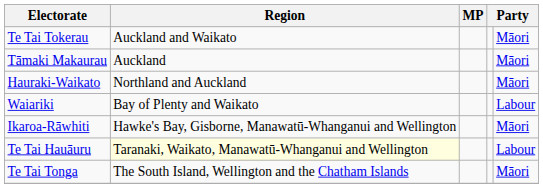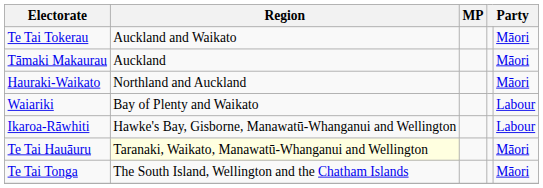(513, 127) Māori -> (516, 127) Labour
(516, 149) Labour -> (513, 149) Māori
